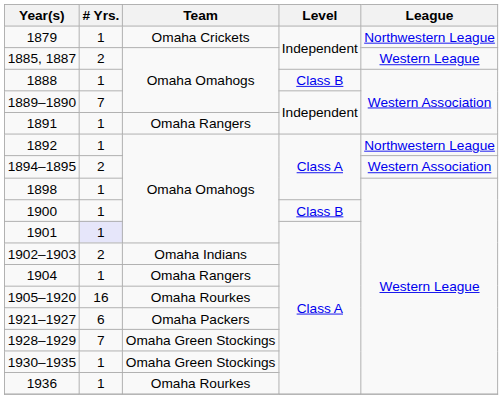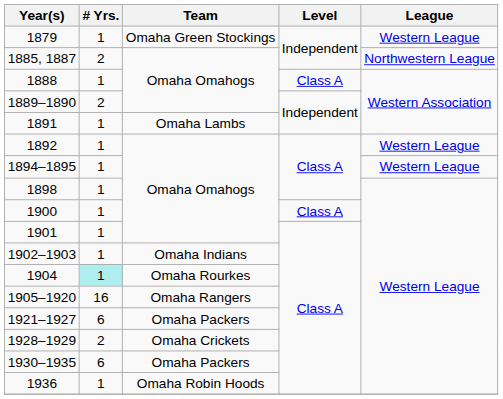(201, 37) Omaha Crickets -> (201, 37) Omaha Green Stockings
(430, 37) Northwestern League -> (430, 37) Western League
(430, 59) Western League -> (430, 59) Northwestern League
(320, 80) Class B -> (320, 80) Class A
(101, 102) 7 -> (101, 102) 2
(201, 124) Omaha Rangers -> (201, 124) Omaha Lambs
(430, 145) Northwestern League -> (430, 145) Western League
(101, 167) 2 -> (101, 167) 1
(430, 167) Western Association -> (430, 167) Western League
(320, 210) Class B -> (320, 210) Class A
(101, 232) lavender background -> (101, 232) no background
(101, 254) 2 -> (101, 254) 1
(101, 275) no background -> (101, 275) paleturquoise background
(201, 275) Omaha Rangers -> (201, 275) Omaha Rourkes
(201, 297) Omaha Rourkes -> (201, 297) Omaha Rangers
(101, 340) 7 -> (101, 340) 2
(201, 340) Omaha Green Stockings -> (201, 340) Omaha Crickets
(101, 362) 1 -> (101, 362) 6
(201, 362) Omaha Green Stockings -> (201, 362) Omaha Packers
(201, 384) Omaha Rourkes -> (201, 384) Omaha Robin Hoods
